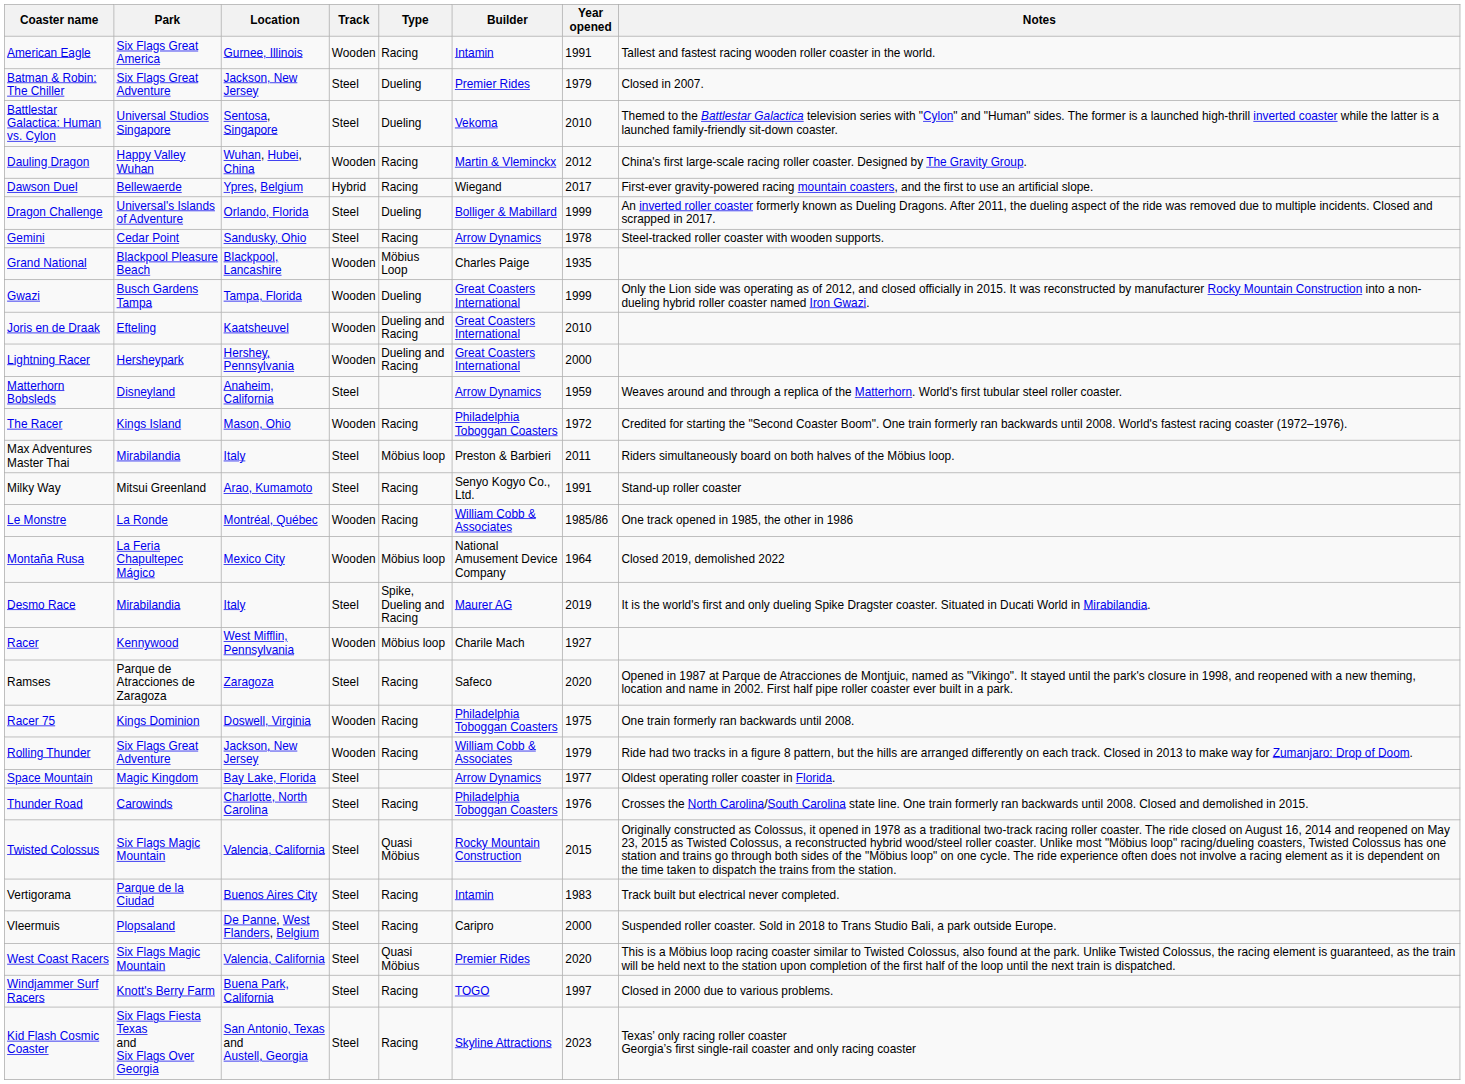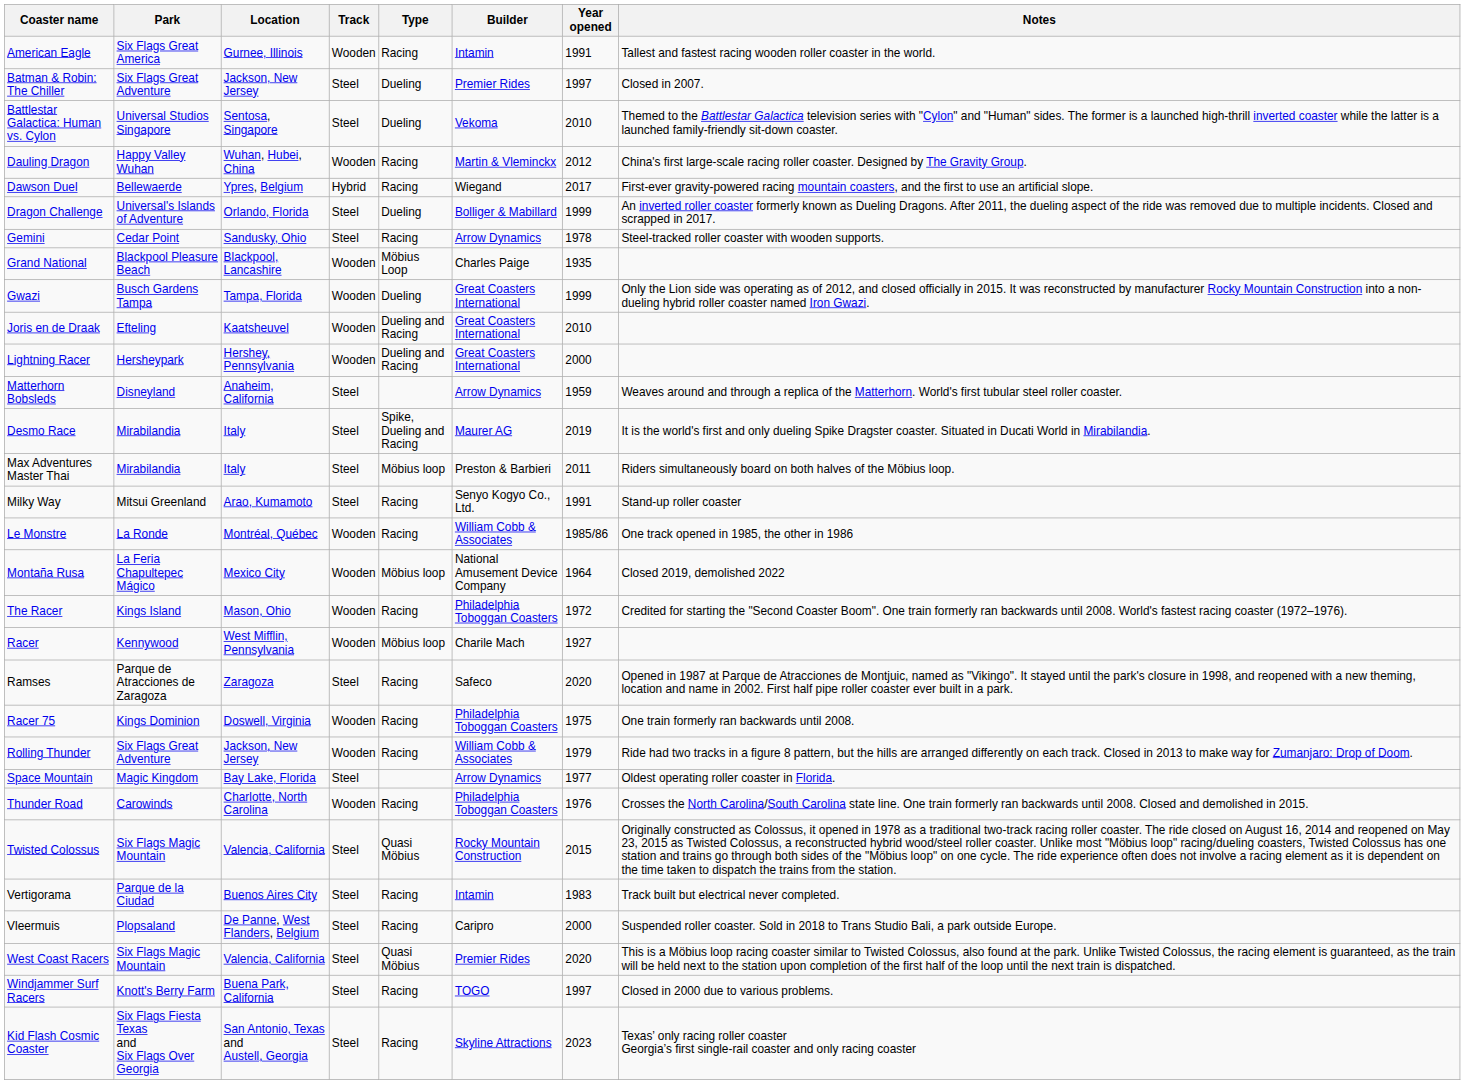(578, 84) 1979 -> (578, 84) 1997
rows swapped: (41, 604) <-> (35, 424)
(345, 804) Steel -> (354, 804) Wooden
